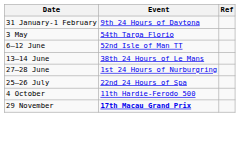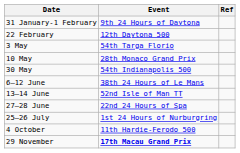+ row: (30, 34)
+ row: (19, 58)
+ row: (19, 70)
(141, 46) 52nd Isle of Man TT -> (152, 82) 38th 24 Hours of Le Mans
(152, 58) 38th 24 Hours of Le Mans -> (141, 94) 52nd Isle of Man TT
(159, 70) 1st 24 Hours of Nurburgring -> (144, 106) 22nd 24 Hours of Spa
(144, 82) 22nd 24 Hours of Spa -> (159, 118) 1st 24 Hours of Nurburgring
